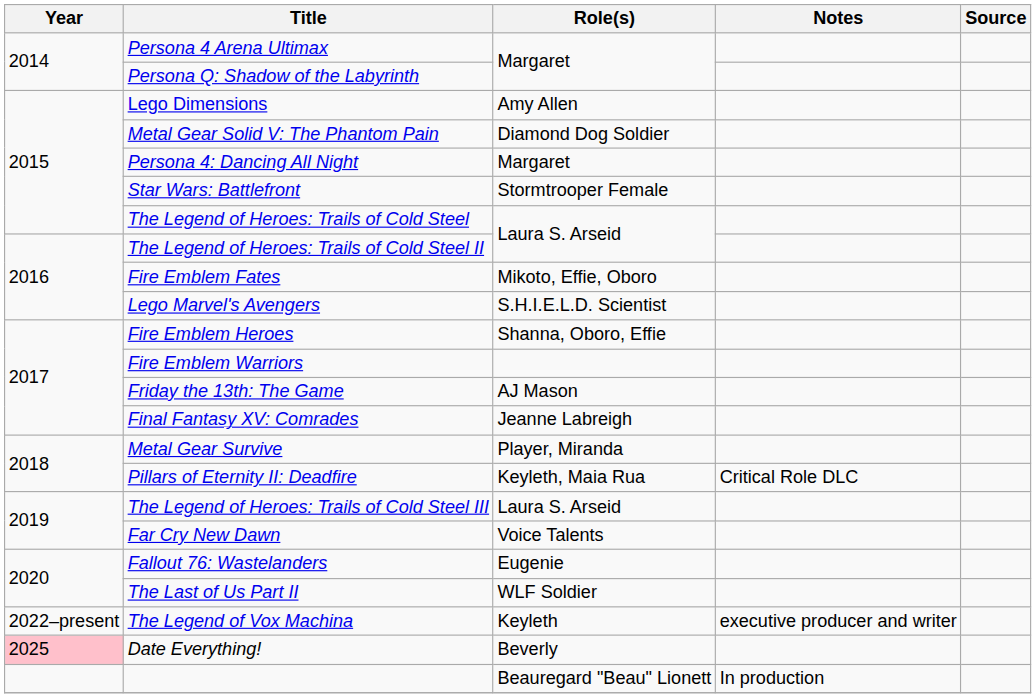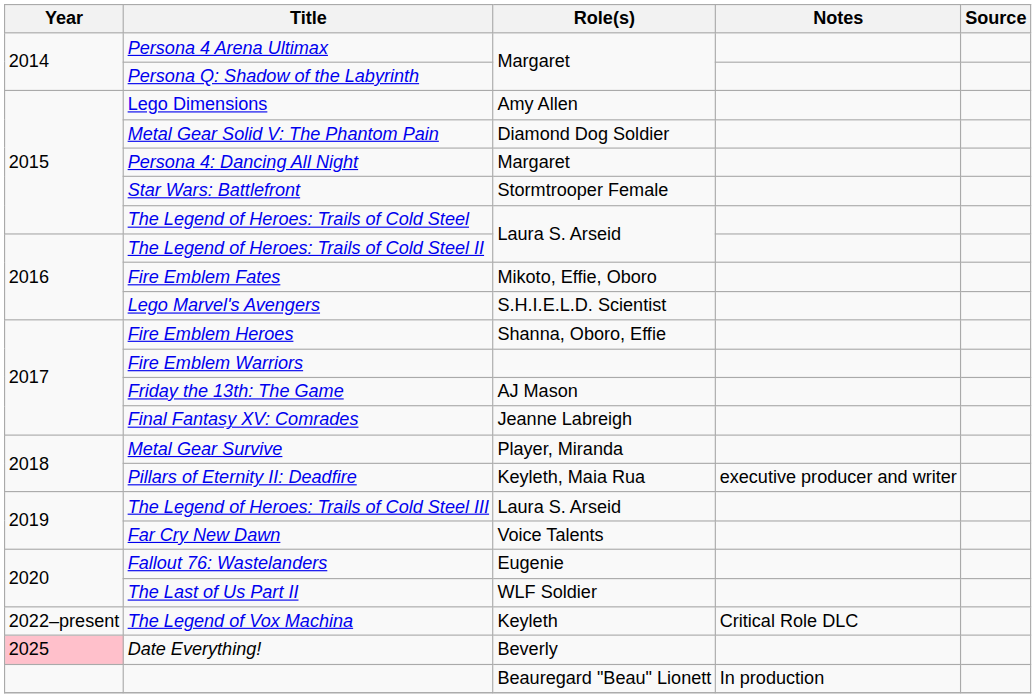(789, 477) Critical Role DLC -> (838, 477) executive producer and writer
(838, 620) executive producer and writer -> (789, 620) Critical Role DLC
